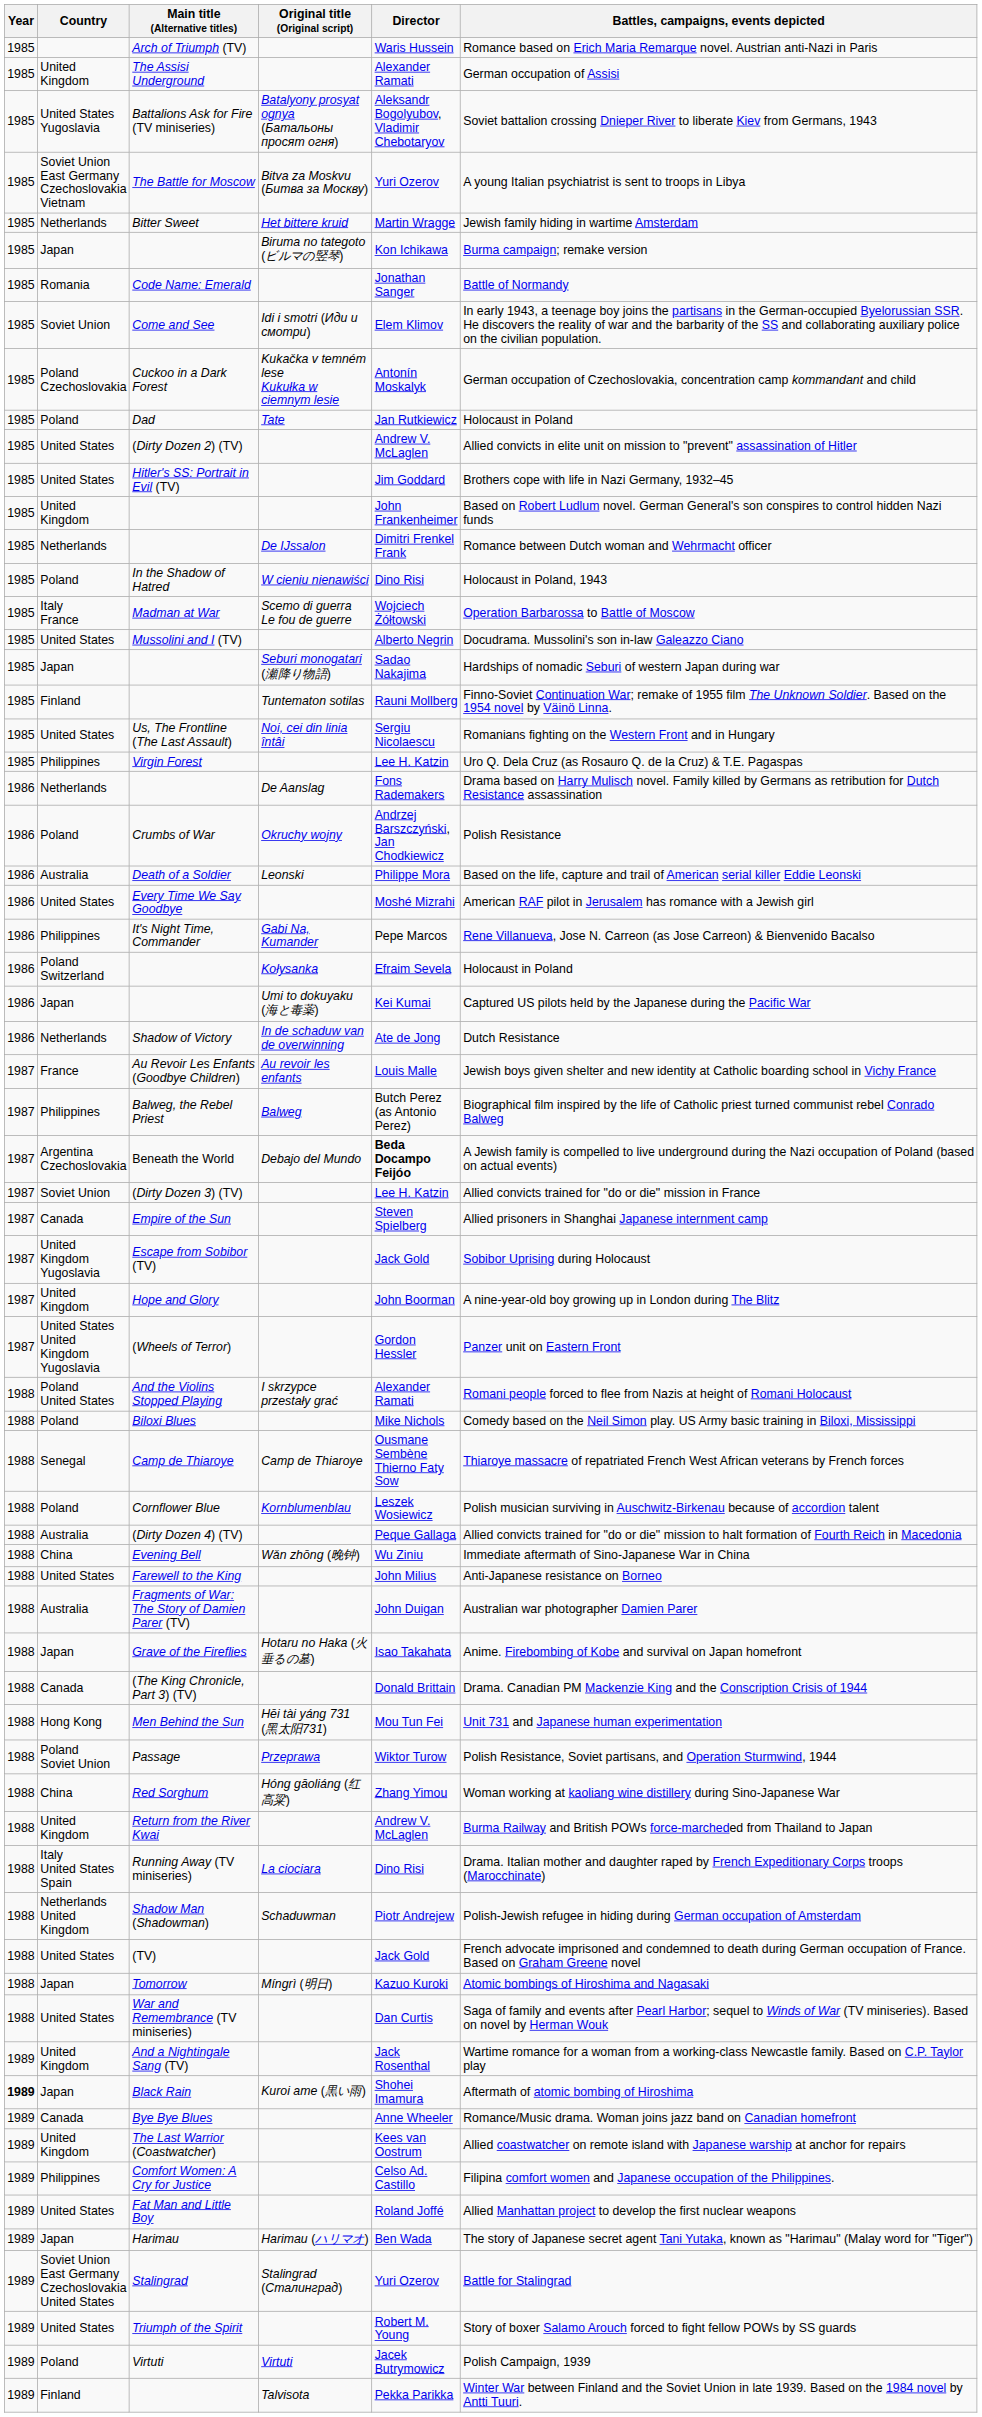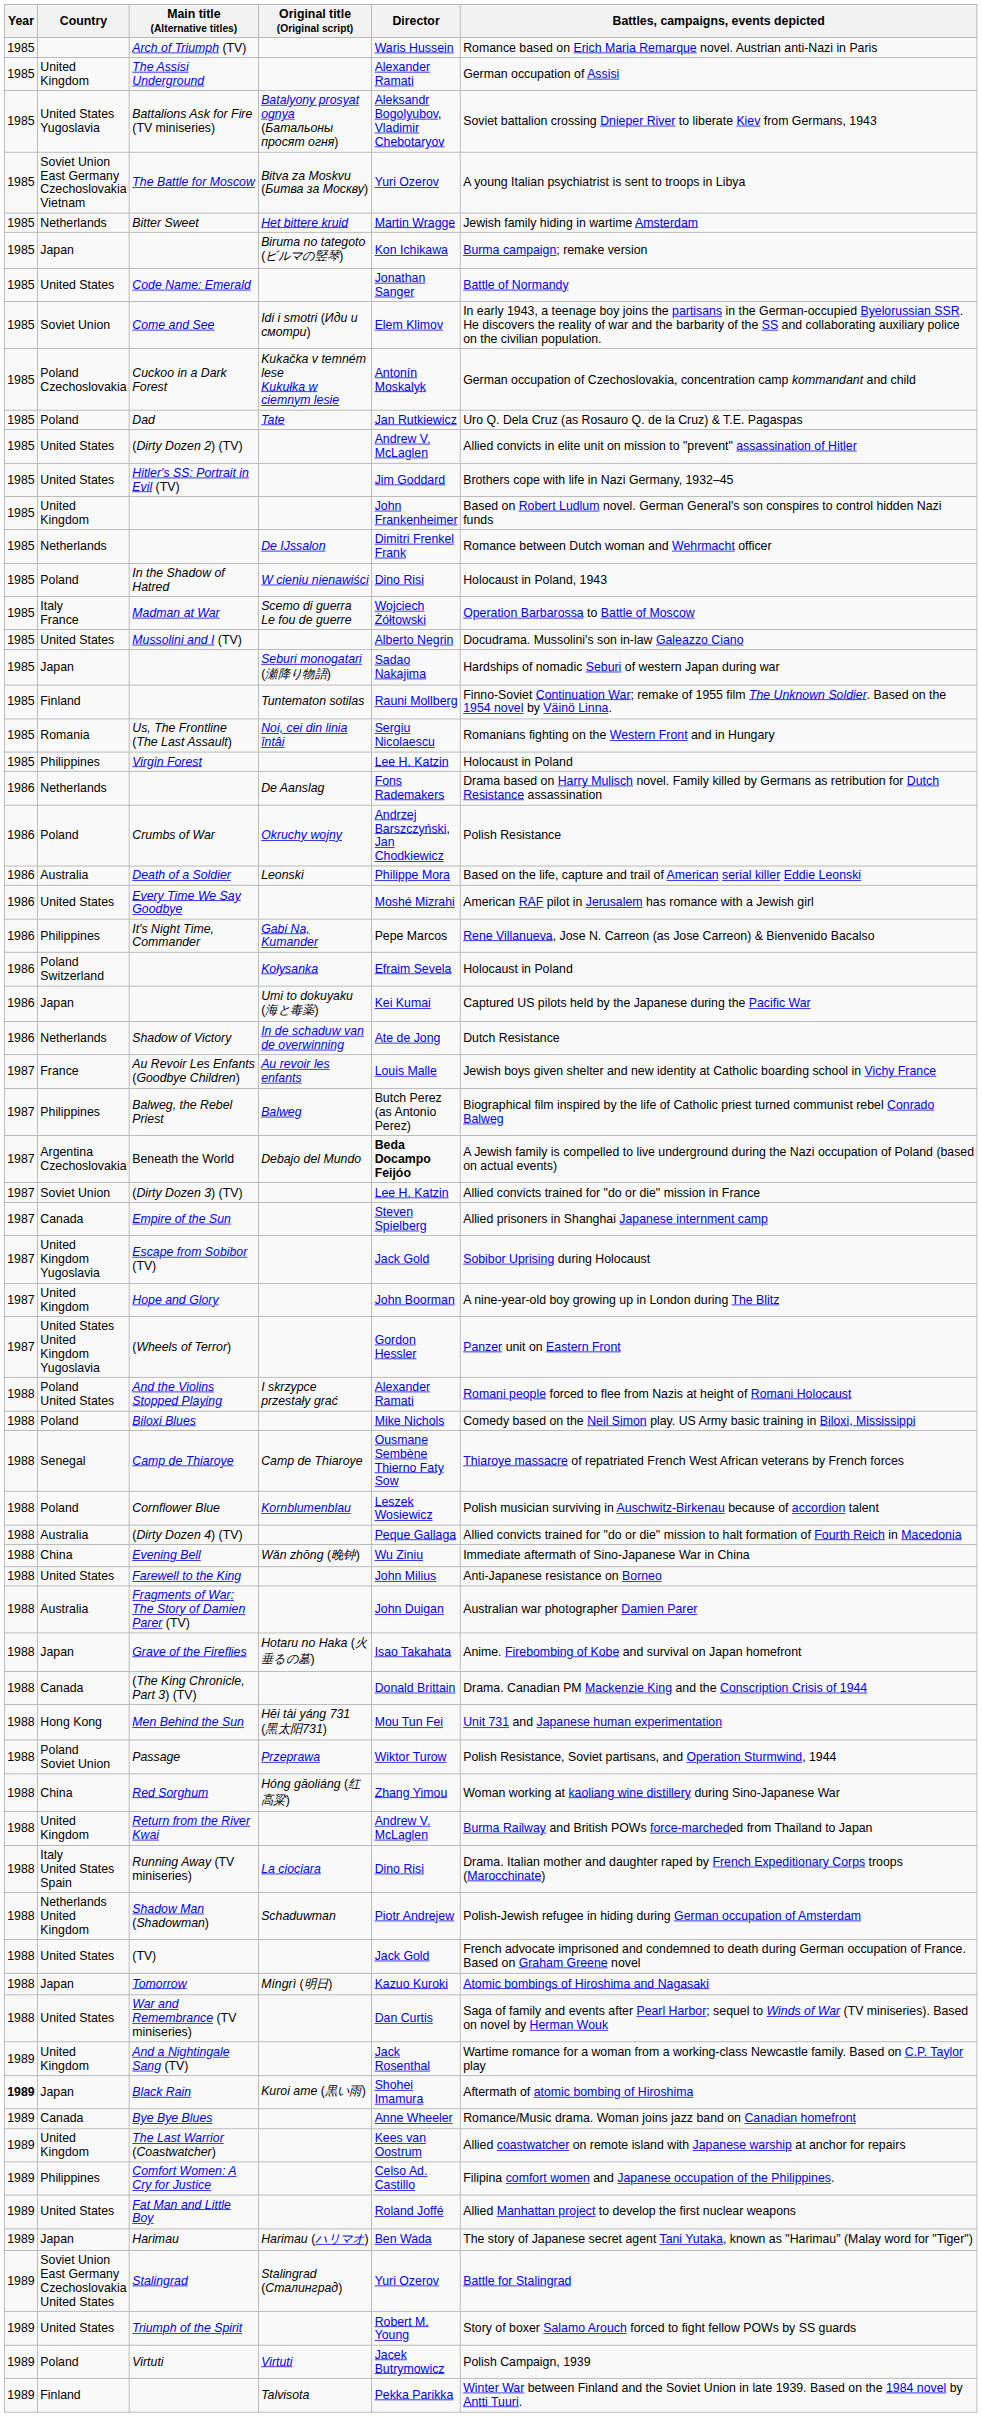(65, 285) Romania -> (77, 285) United States
(518, 419) Holocaust in Poland -> (633, 419) Uro Q. Dela Cruz (as Rosauro Q. de la Cruz) & T.E. Pagaspas
(77, 735) United States -> (65, 735) Romania
(633, 761) Uro Q. Dela Cruz (as Rosauro Q. de la Cruz) & T.E. Pagaspas -> (518, 761) Holocaust in Poland
